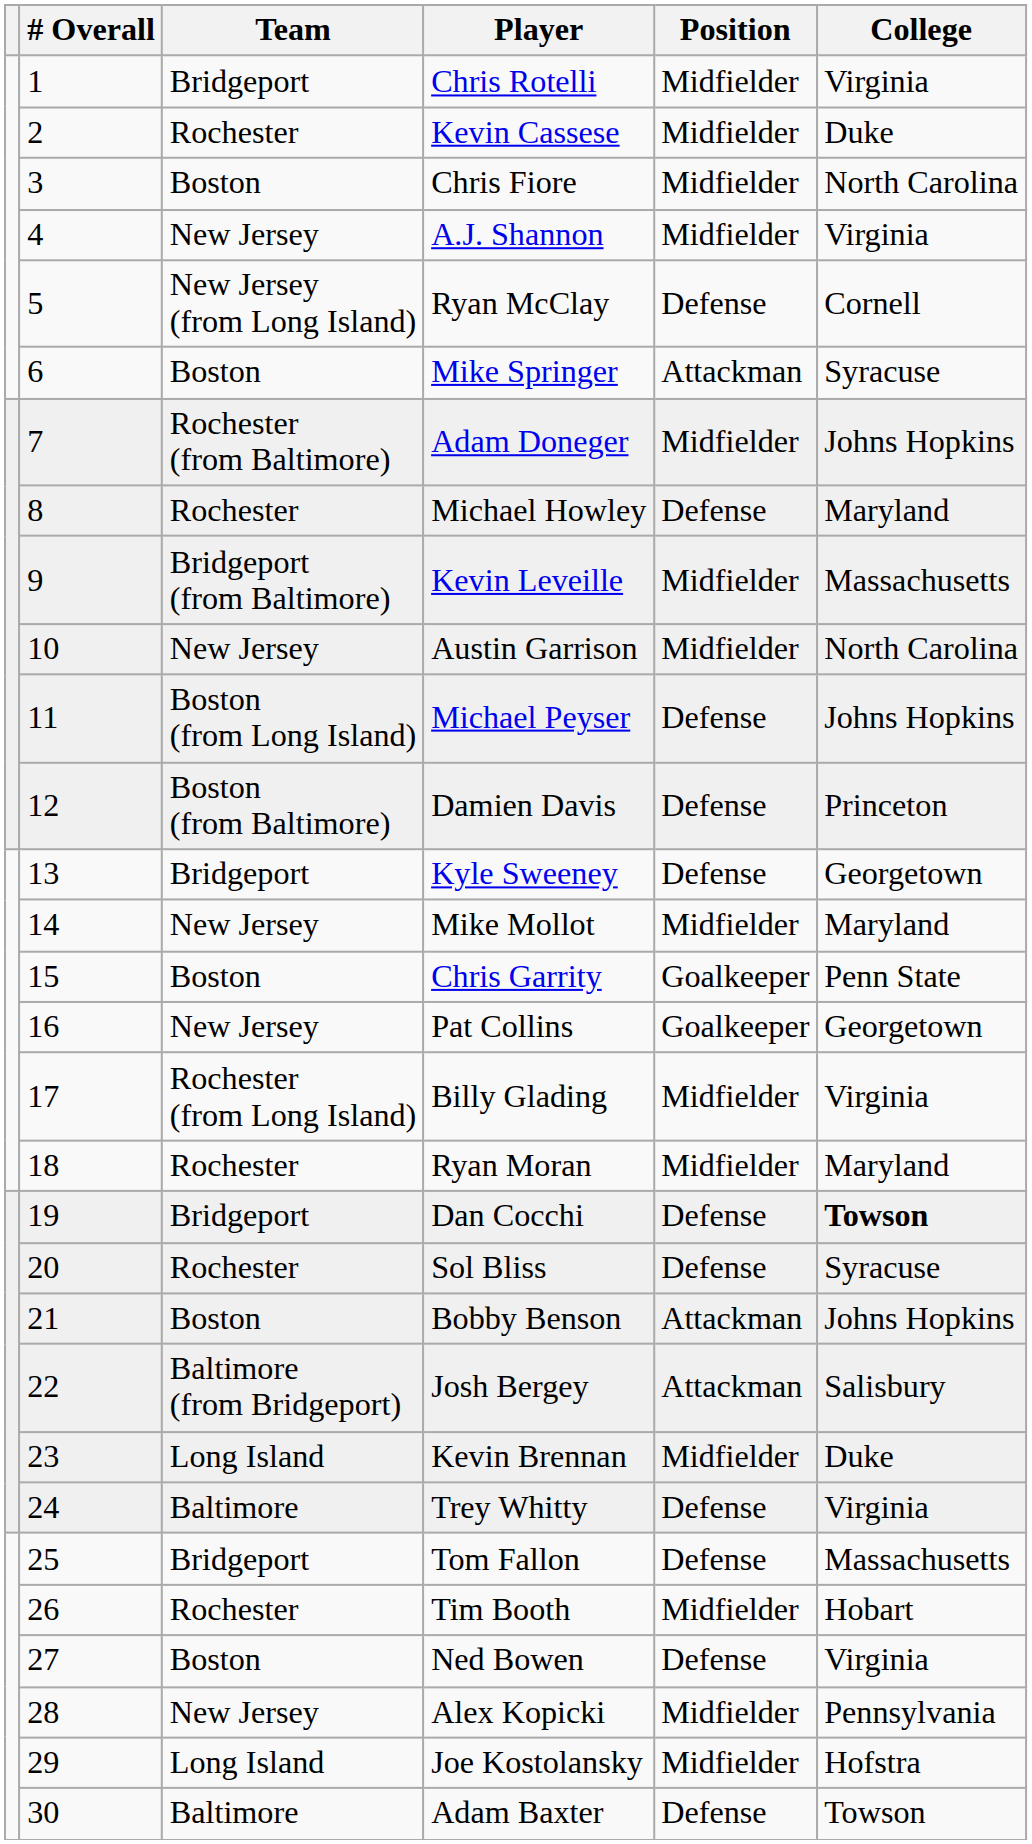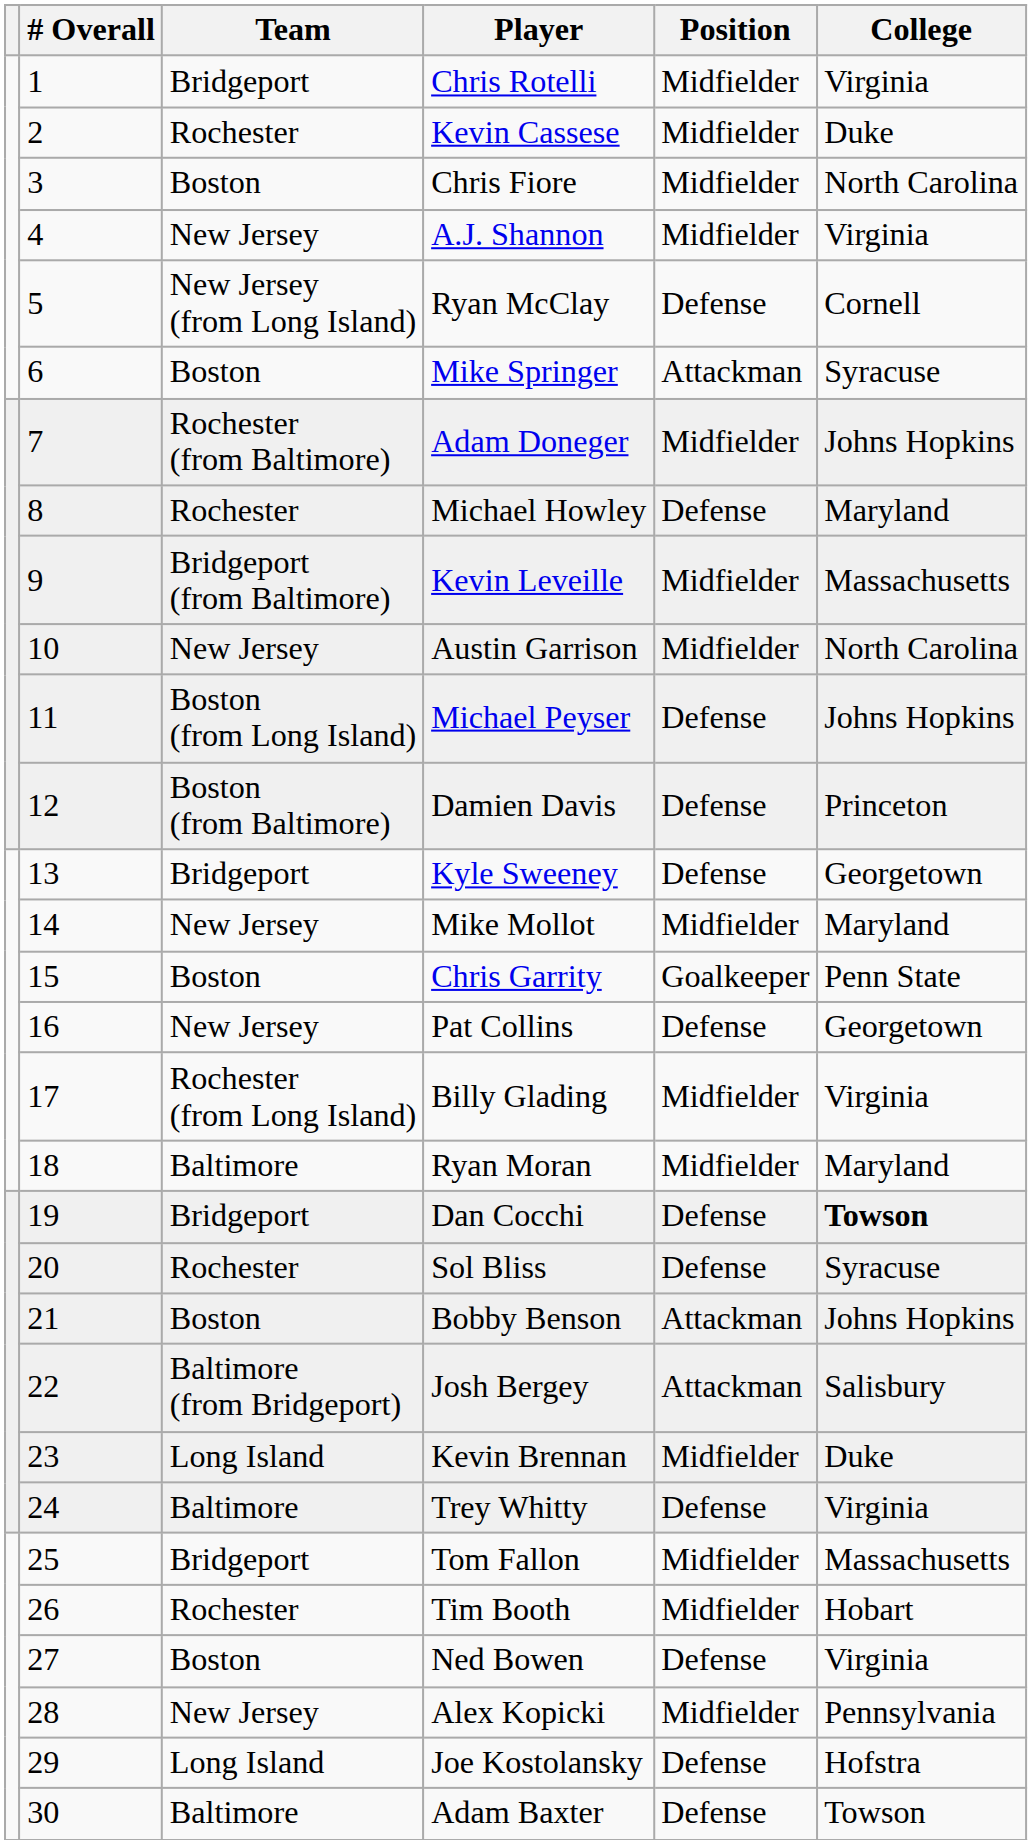(735, 1026) Goalkeeper -> (714, 1026) Defense
(234, 1165) Rochester -> (234, 1165) Baltimore
(714, 1558) Defense -> (730, 1558) Midfielder
(730, 1762) Midfielder -> (714, 1762) Defense
